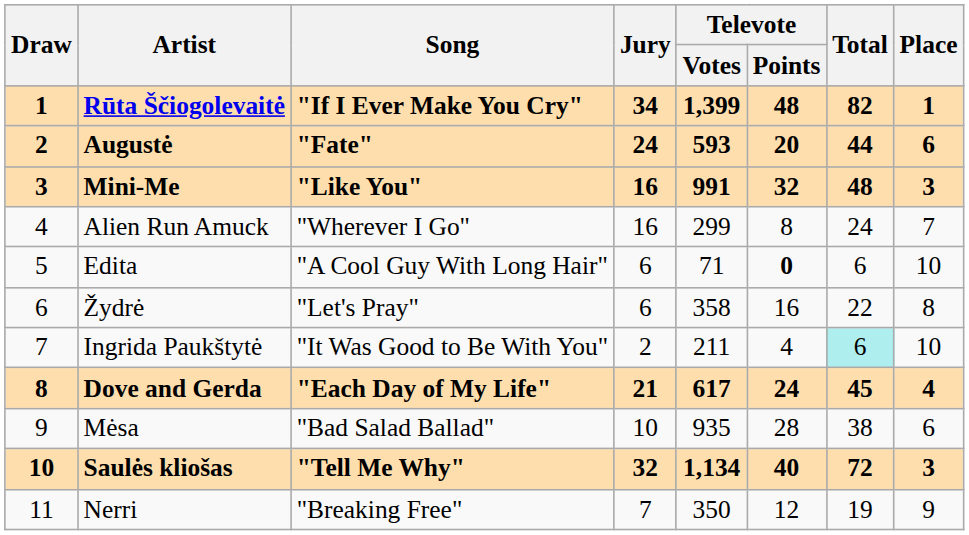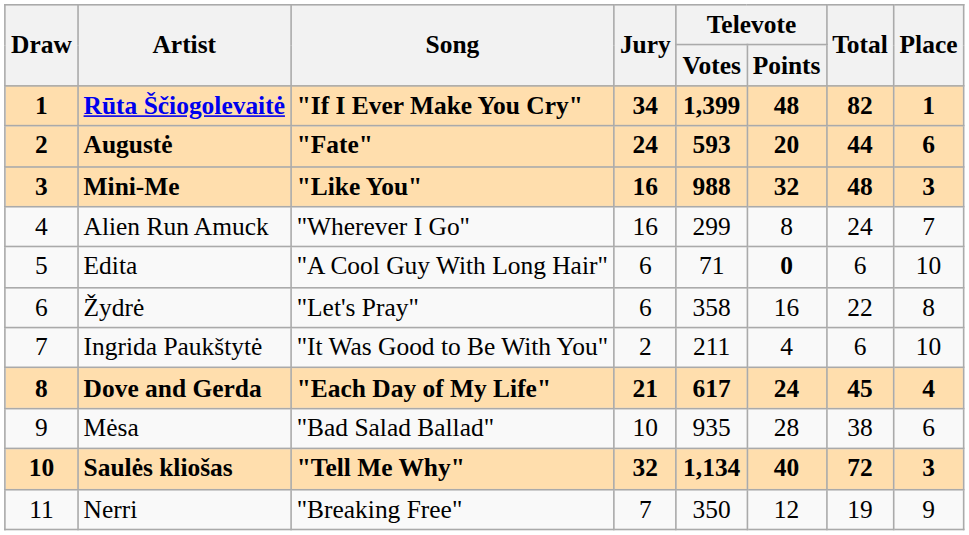(712, 186) 991 -> (712, 186) 988
(860, 347) paleturquoise background -> (860, 347) no background
